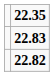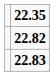rows swapped: (30, 60) <-> (30, 37)
